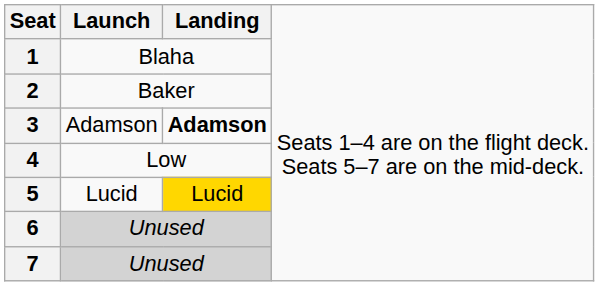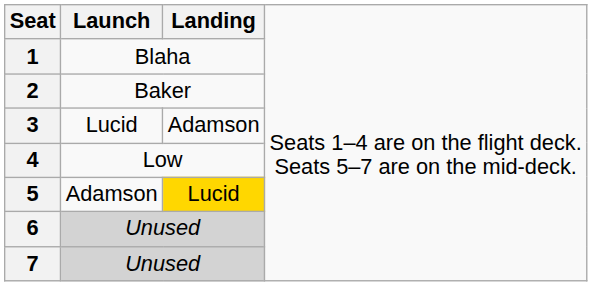(112, 125) Adamson -> (112, 125) Lucid
(217, 125) bold -> (214, 125) normal
(112, 194) Lucid -> (112, 194) Adamson
